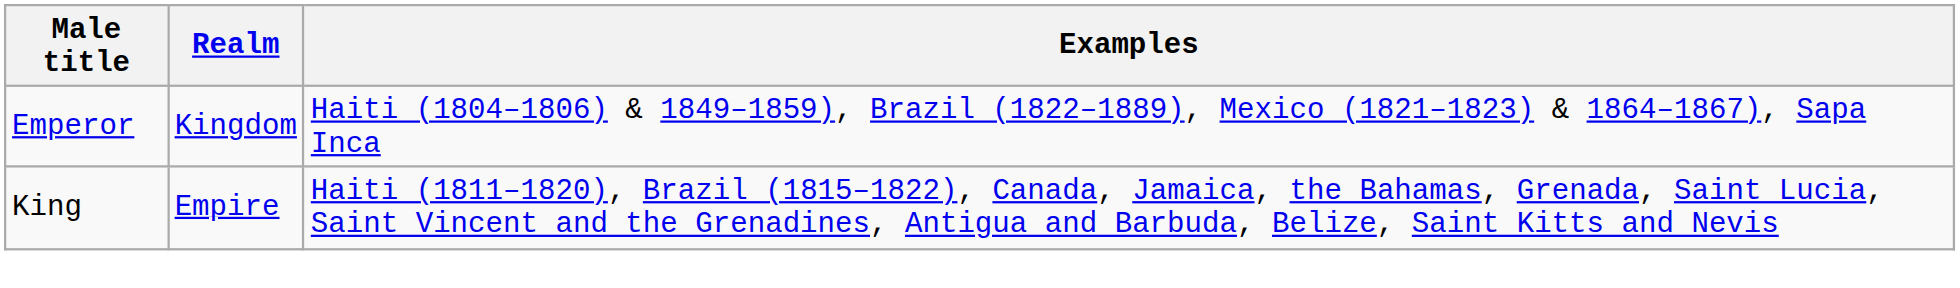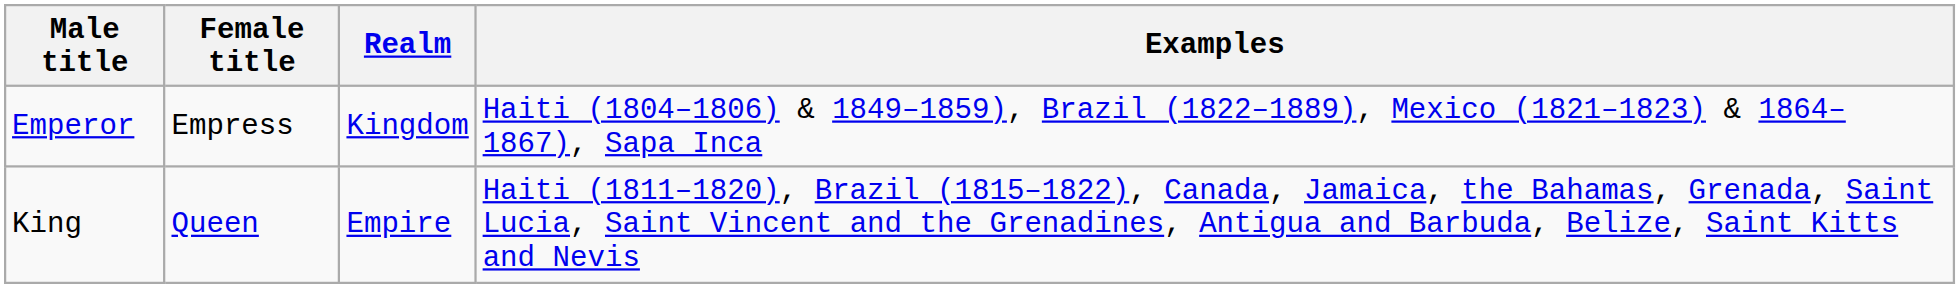+ column: (252, 46)
